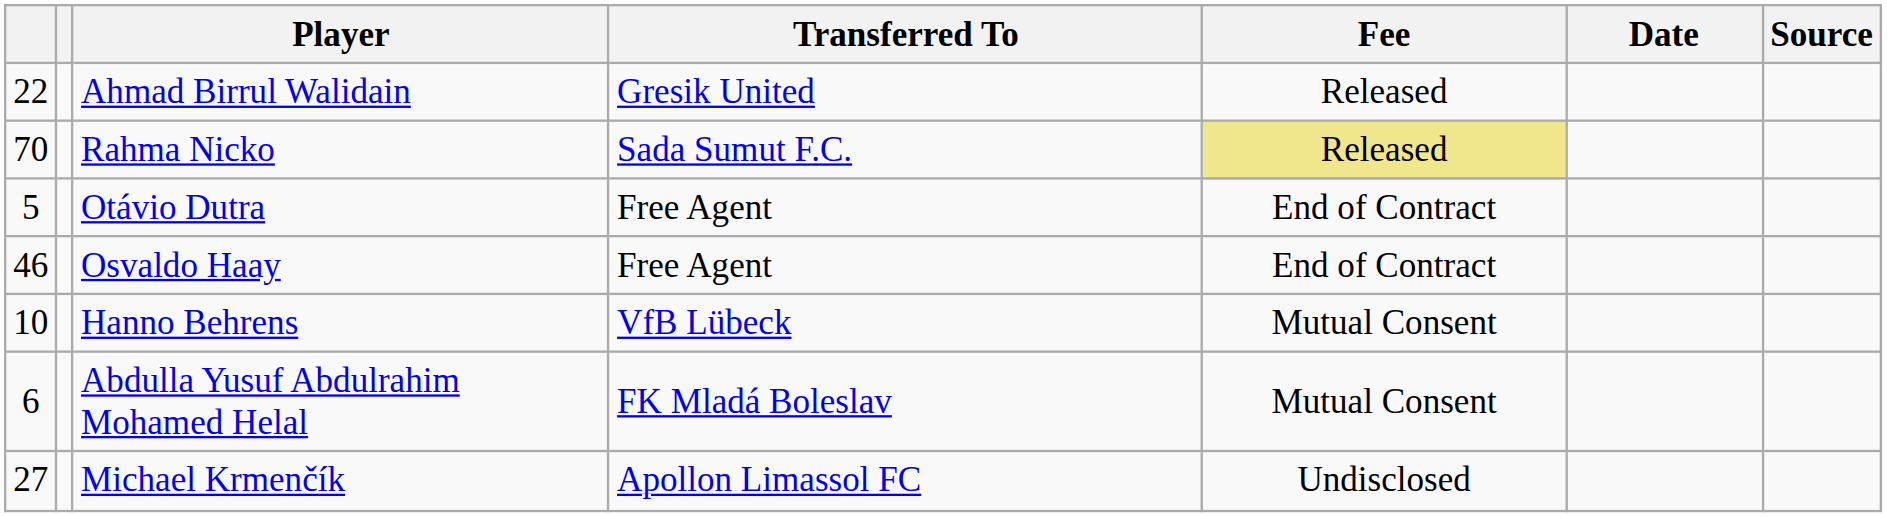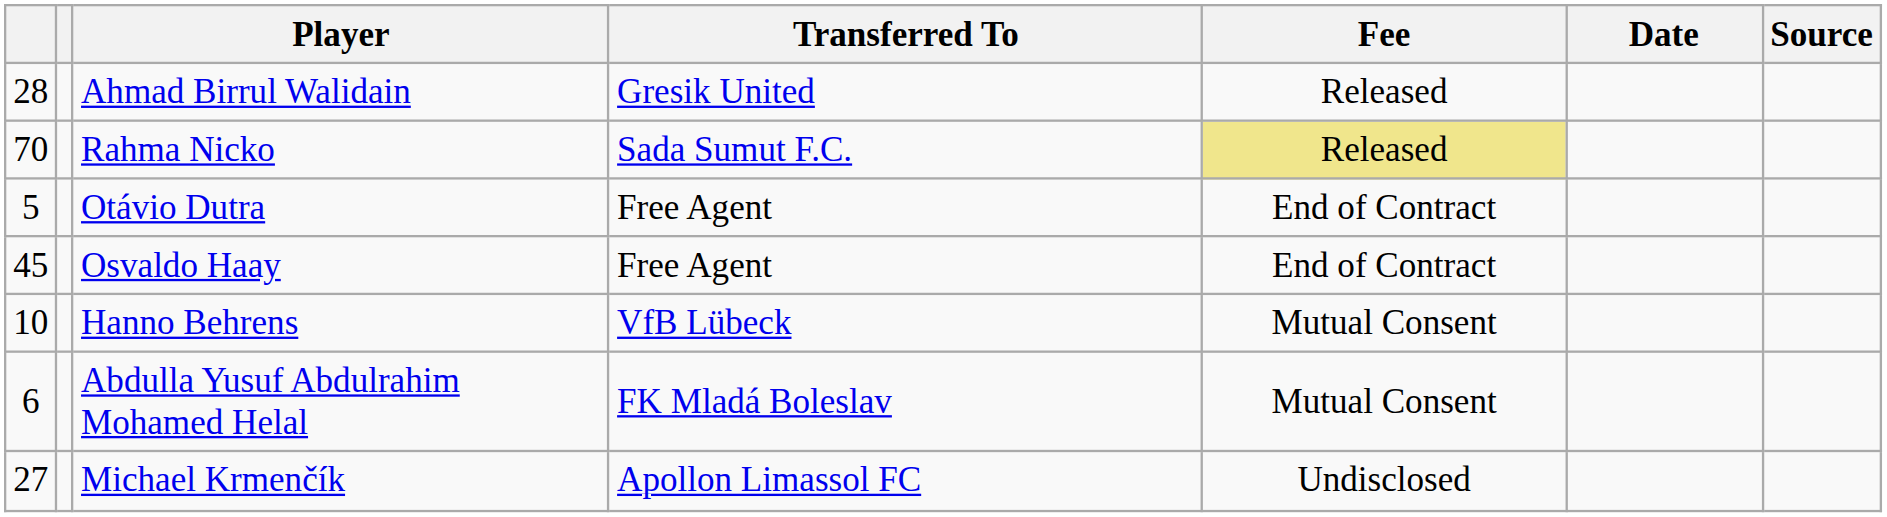(31, 91) 22 -> (31, 91) 28
(31, 265) 46 -> (31, 265) 45
